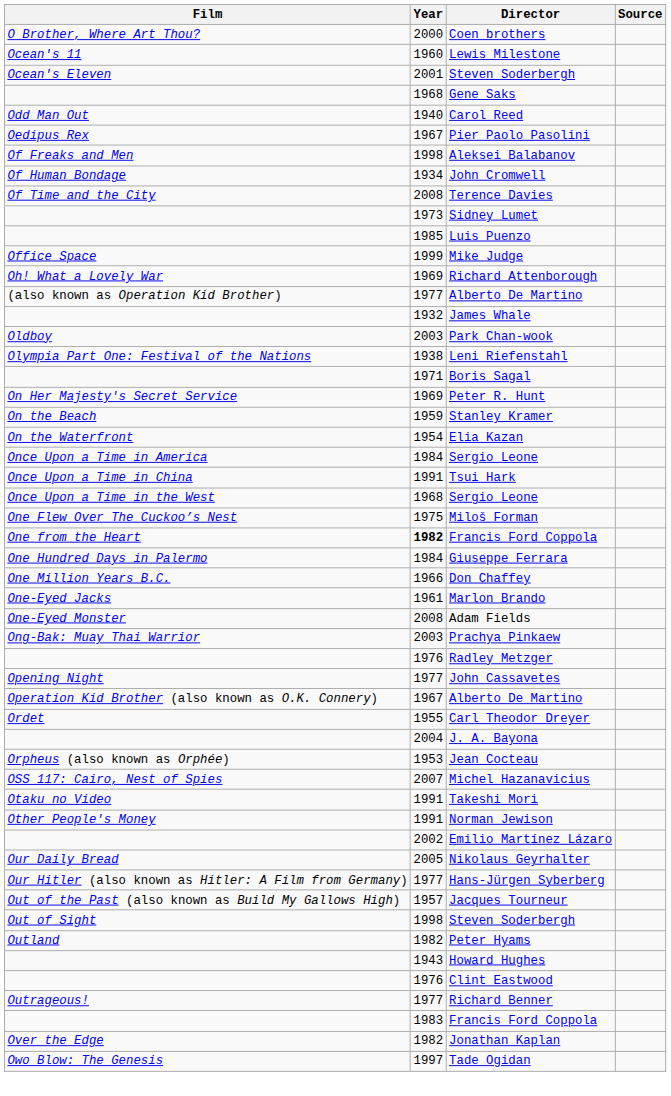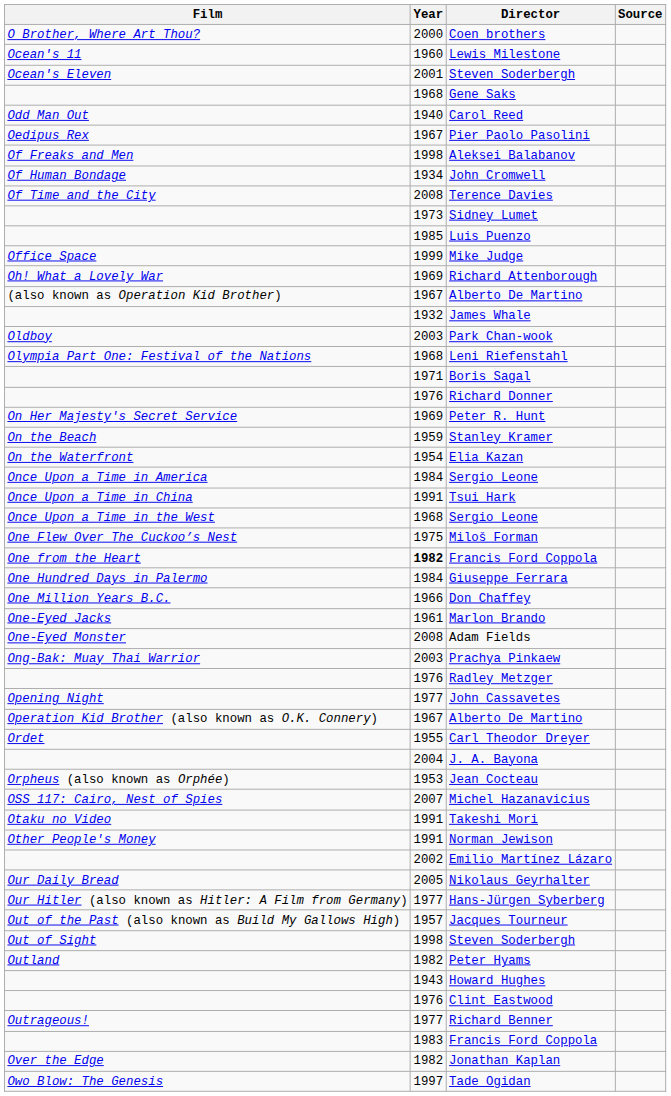(428, 296) 1977 -> (428, 296) 1967
(428, 357) 1938 -> (428, 357) 1968
+ row: (208, 397)
